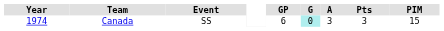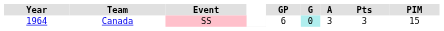(37, 21) 1974 -> (37, 21) 1964
(206, 21) no background -> (206, 21) pink background
